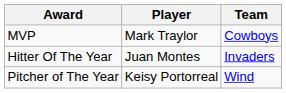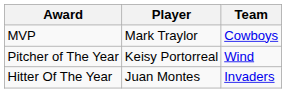rows swapped: (60, 56) <-> (63, 77)
